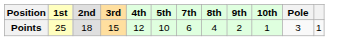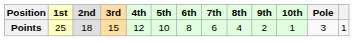+ column: (189, 12)
